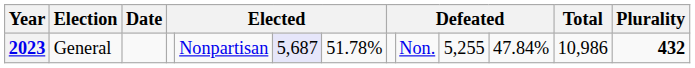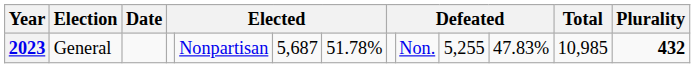(297, 47) lavender background -> (297, 47) no background
(521, 47) 47.84% -> (521, 47) 47.83%
(583, 47) 10,986 -> (583, 47) 10,985
